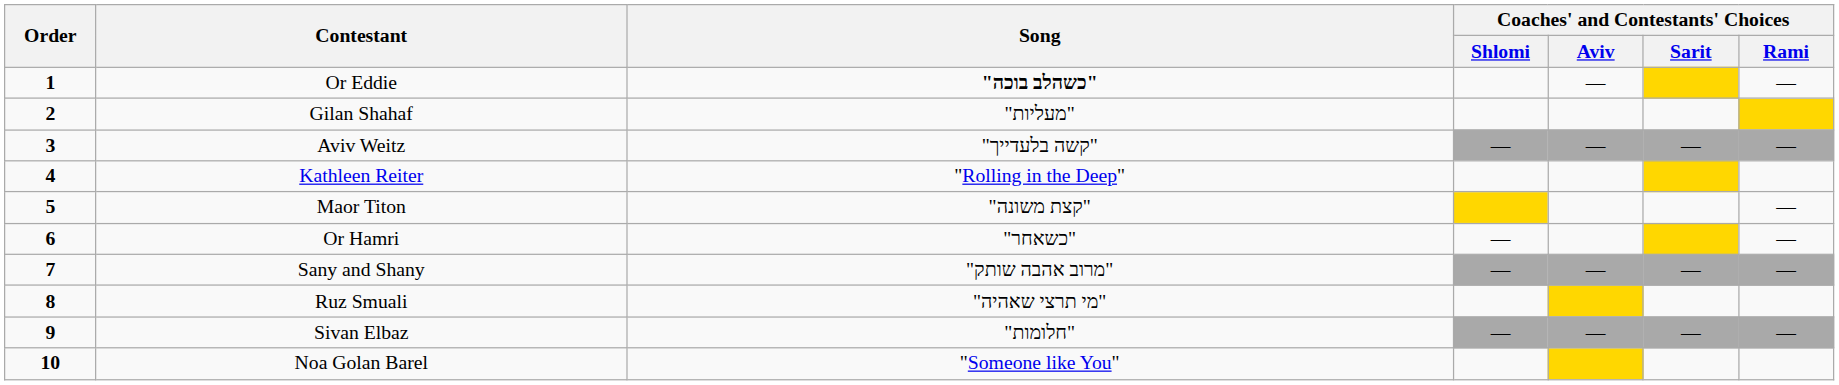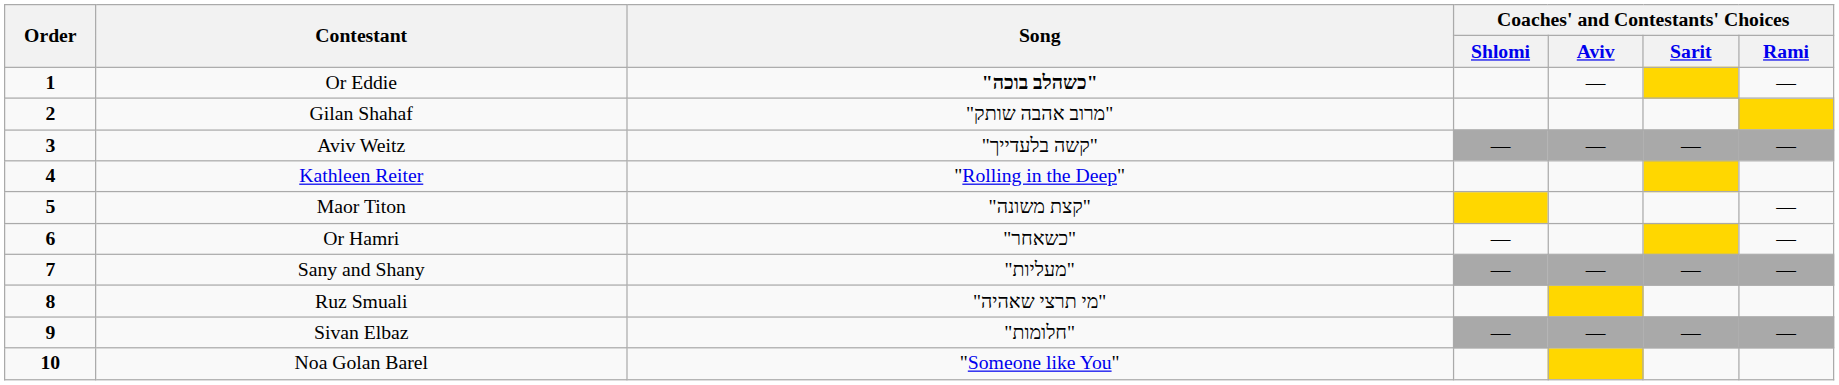(1040, 113) "מעליות" -> (1040, 113) "מרוב אהבה שותק"
(1040, 269) "מרוב אהבה שותק" -> (1040, 269) "מעליות"
